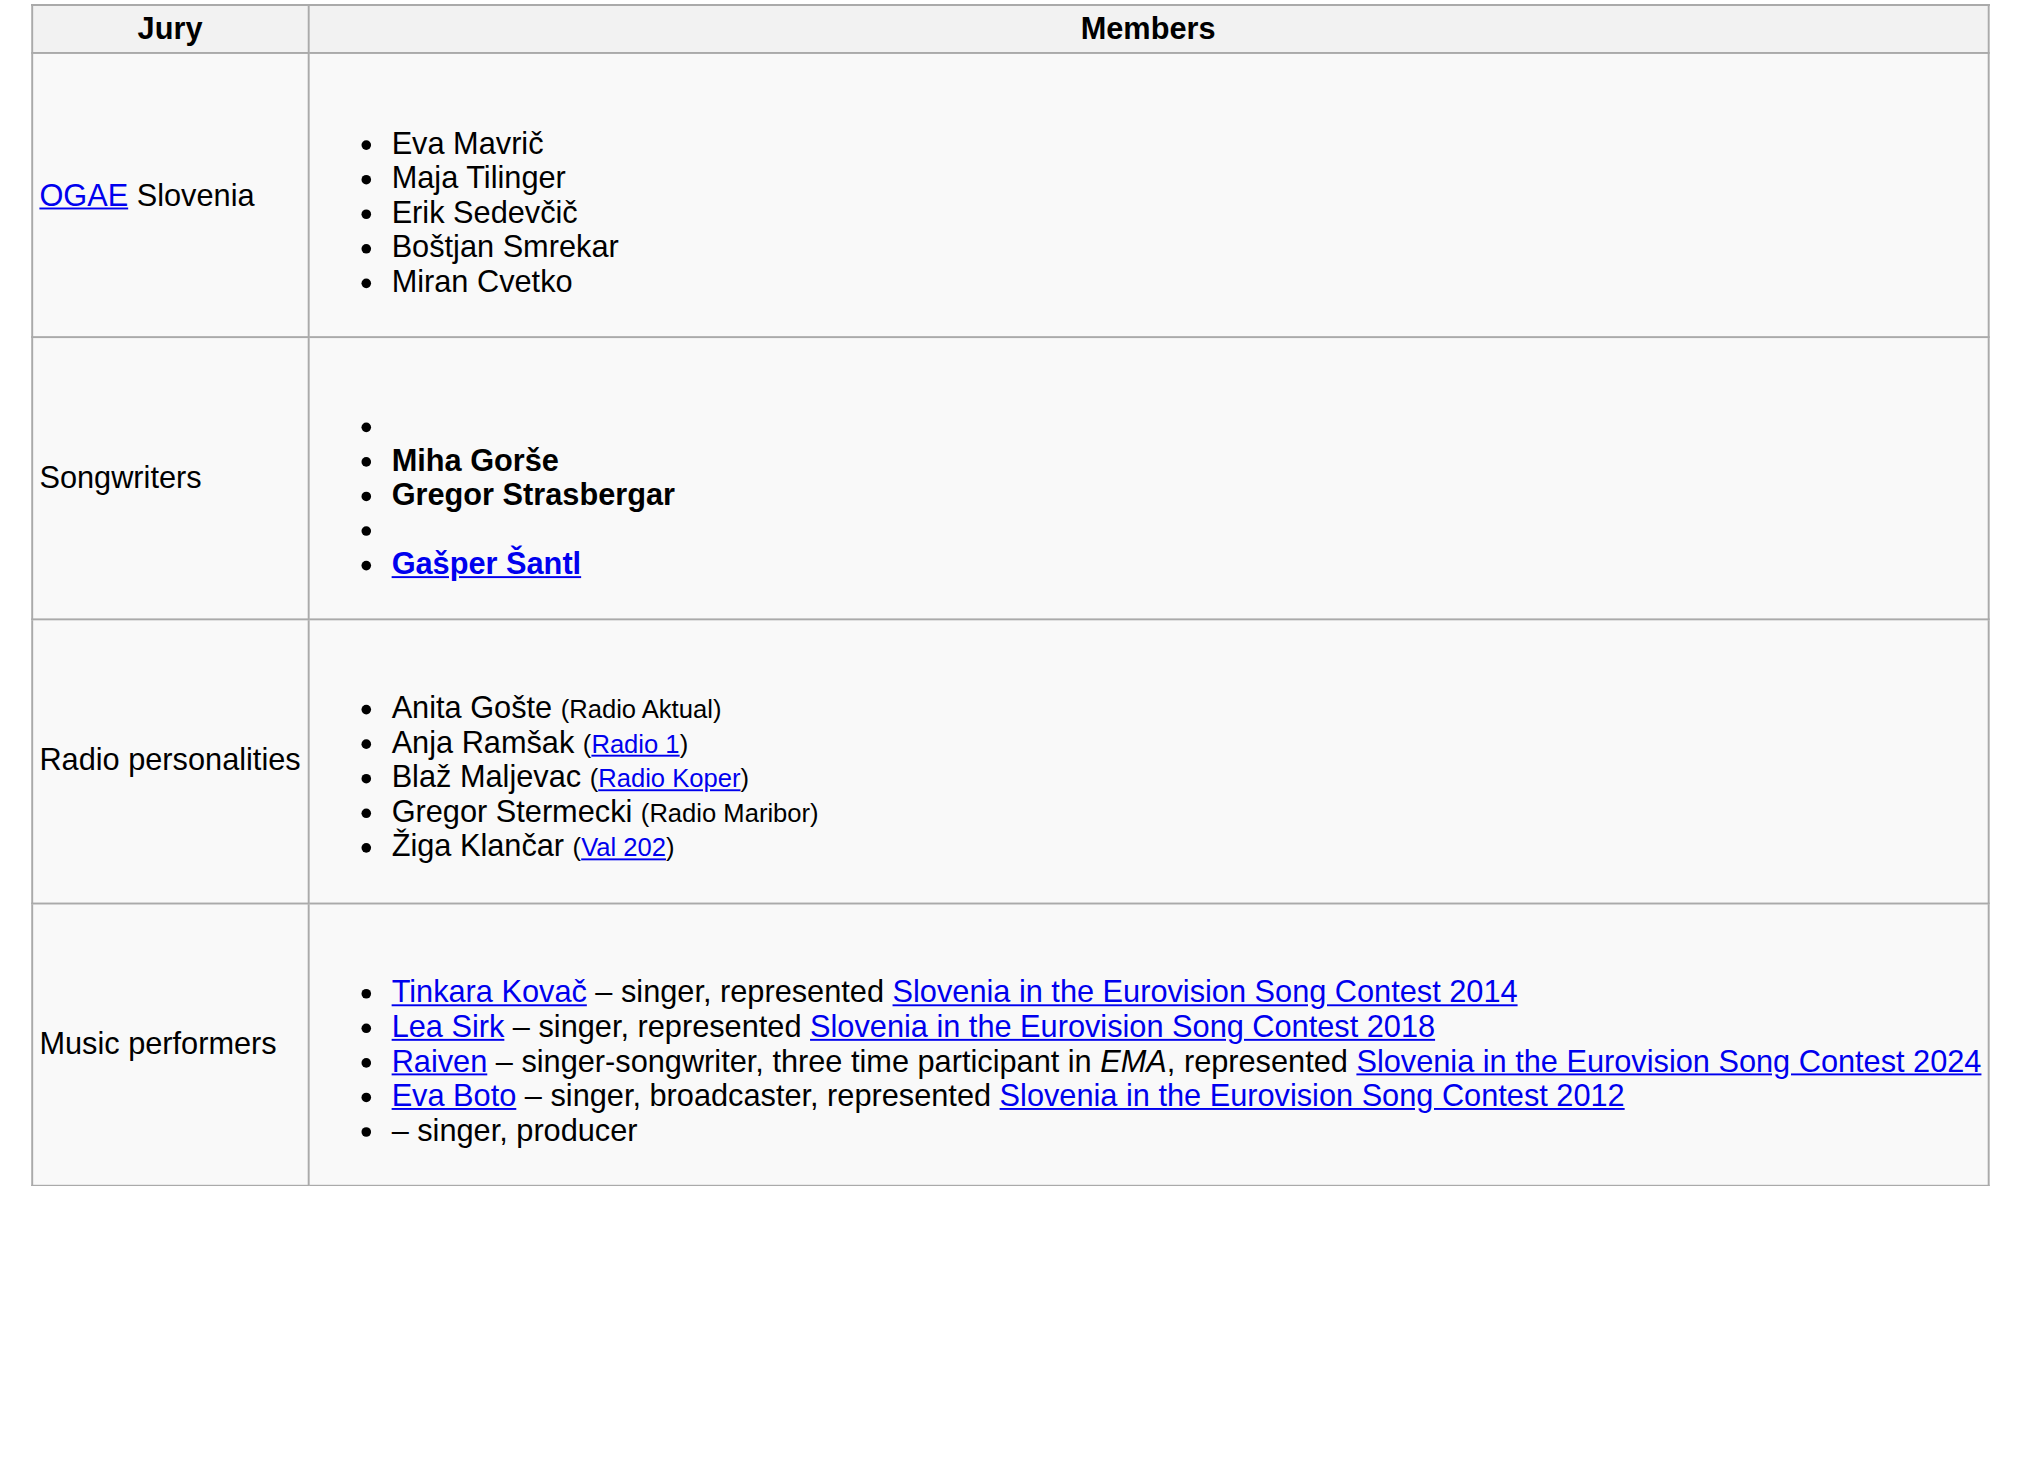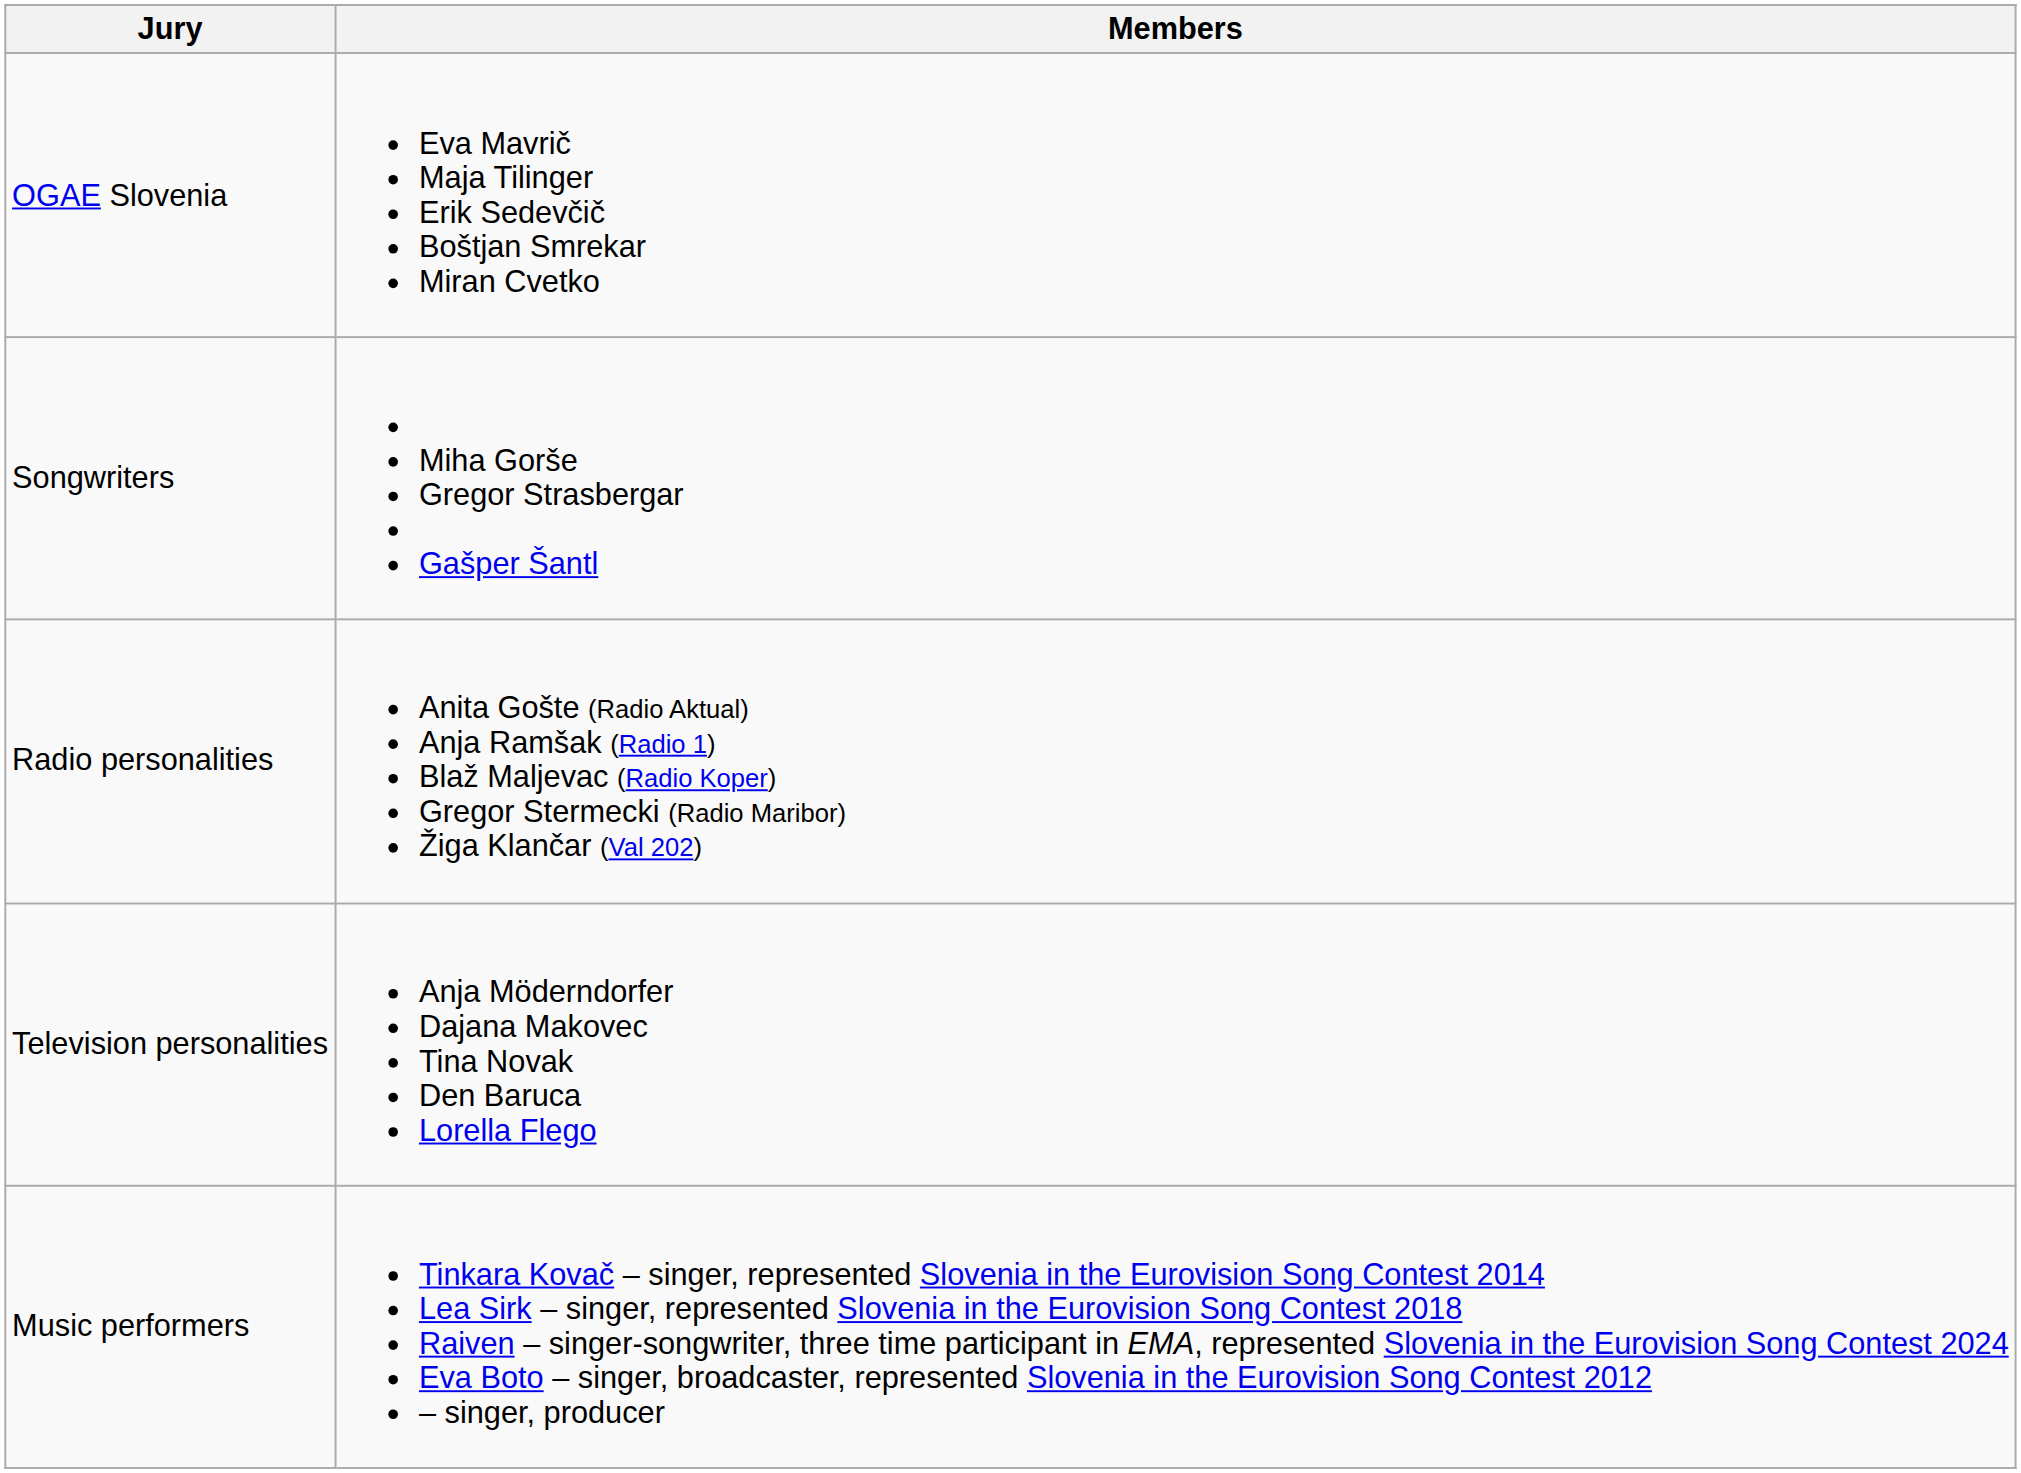(1148, 495) bold -> (1175, 495) normal
+ row: (170, 1043)
